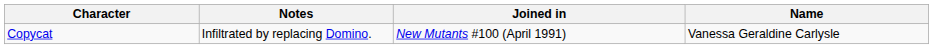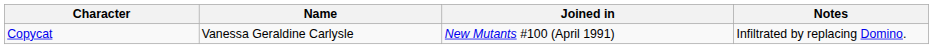columns swapped: (807, 14) <-> (296, 14)
